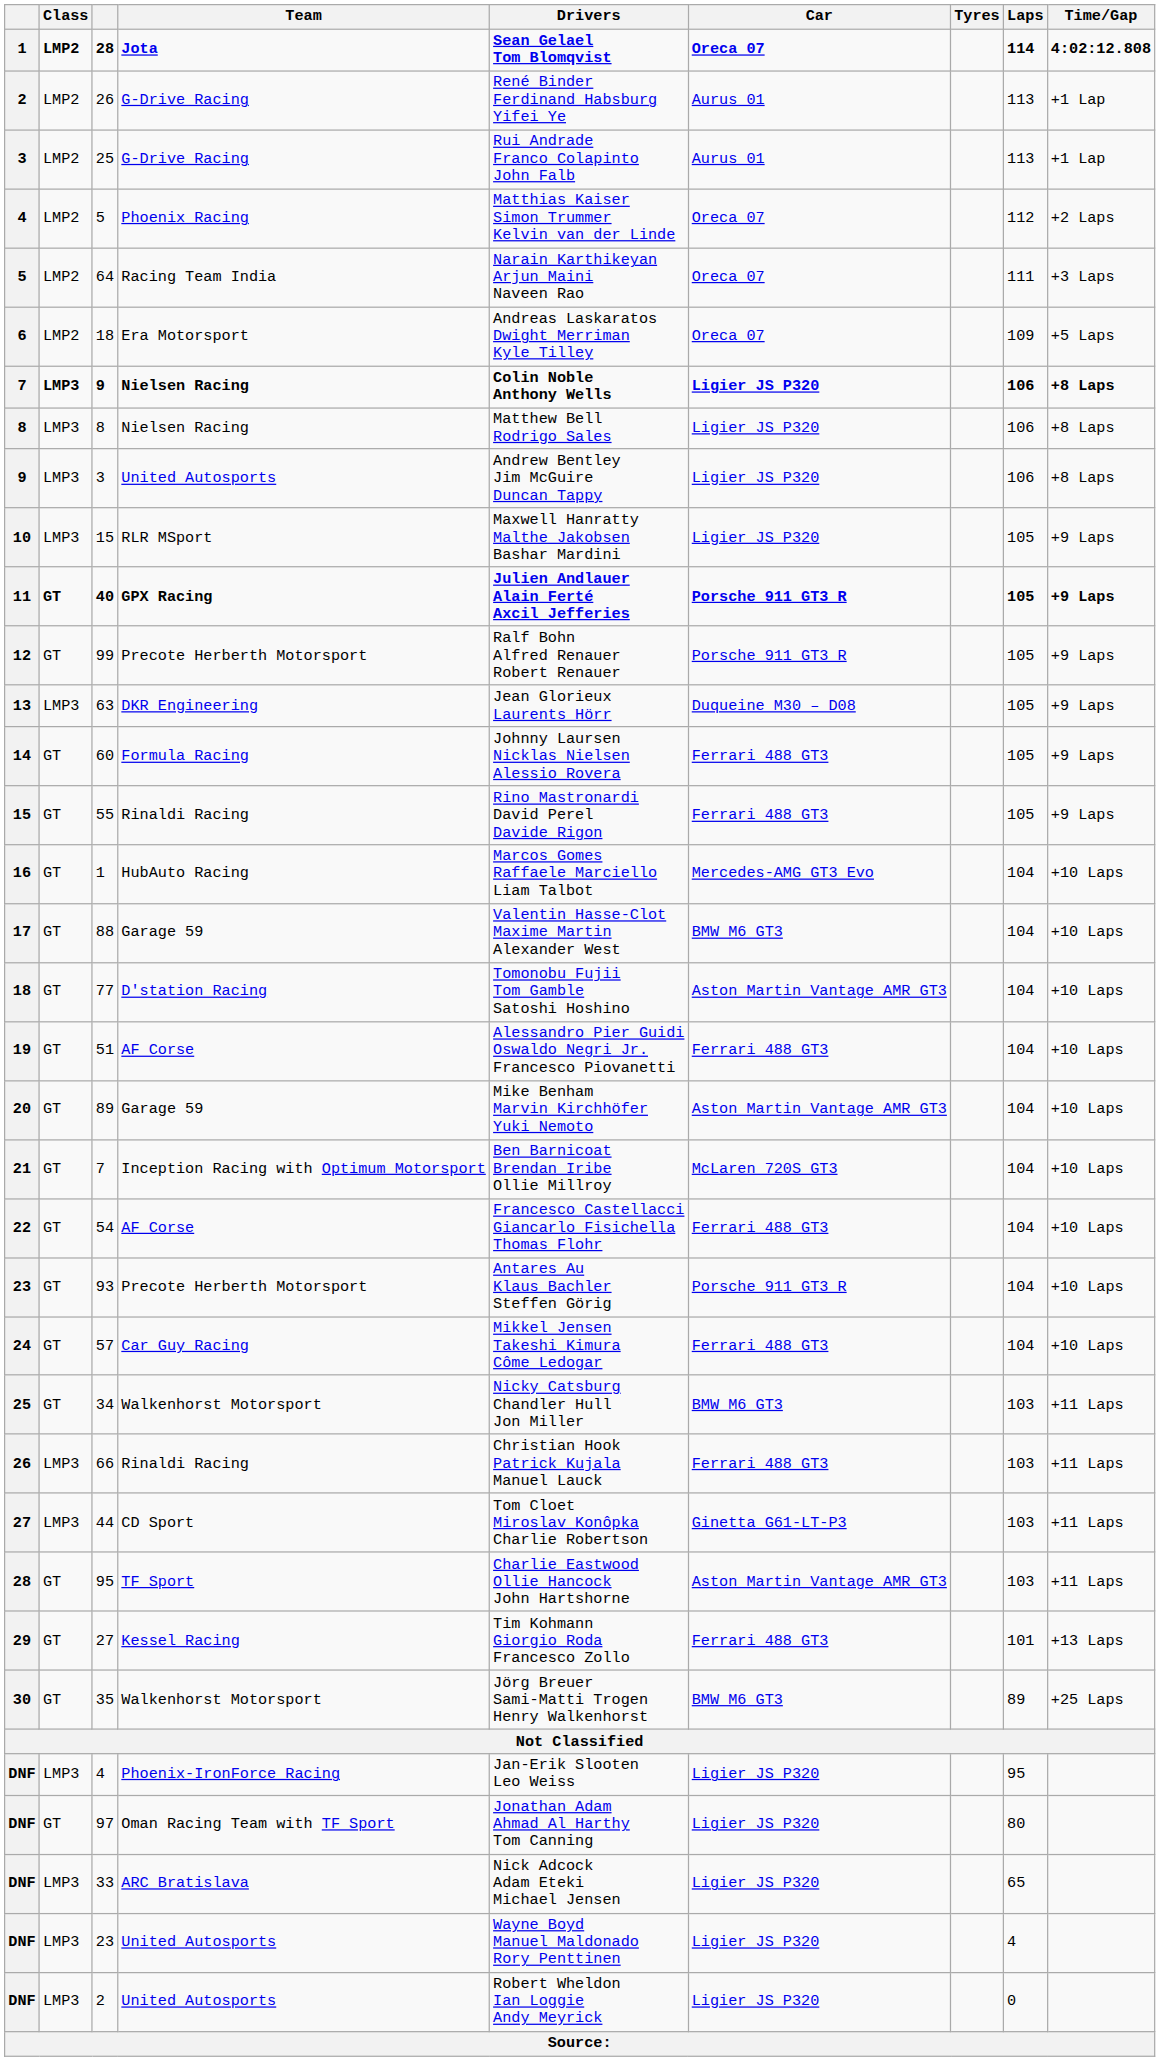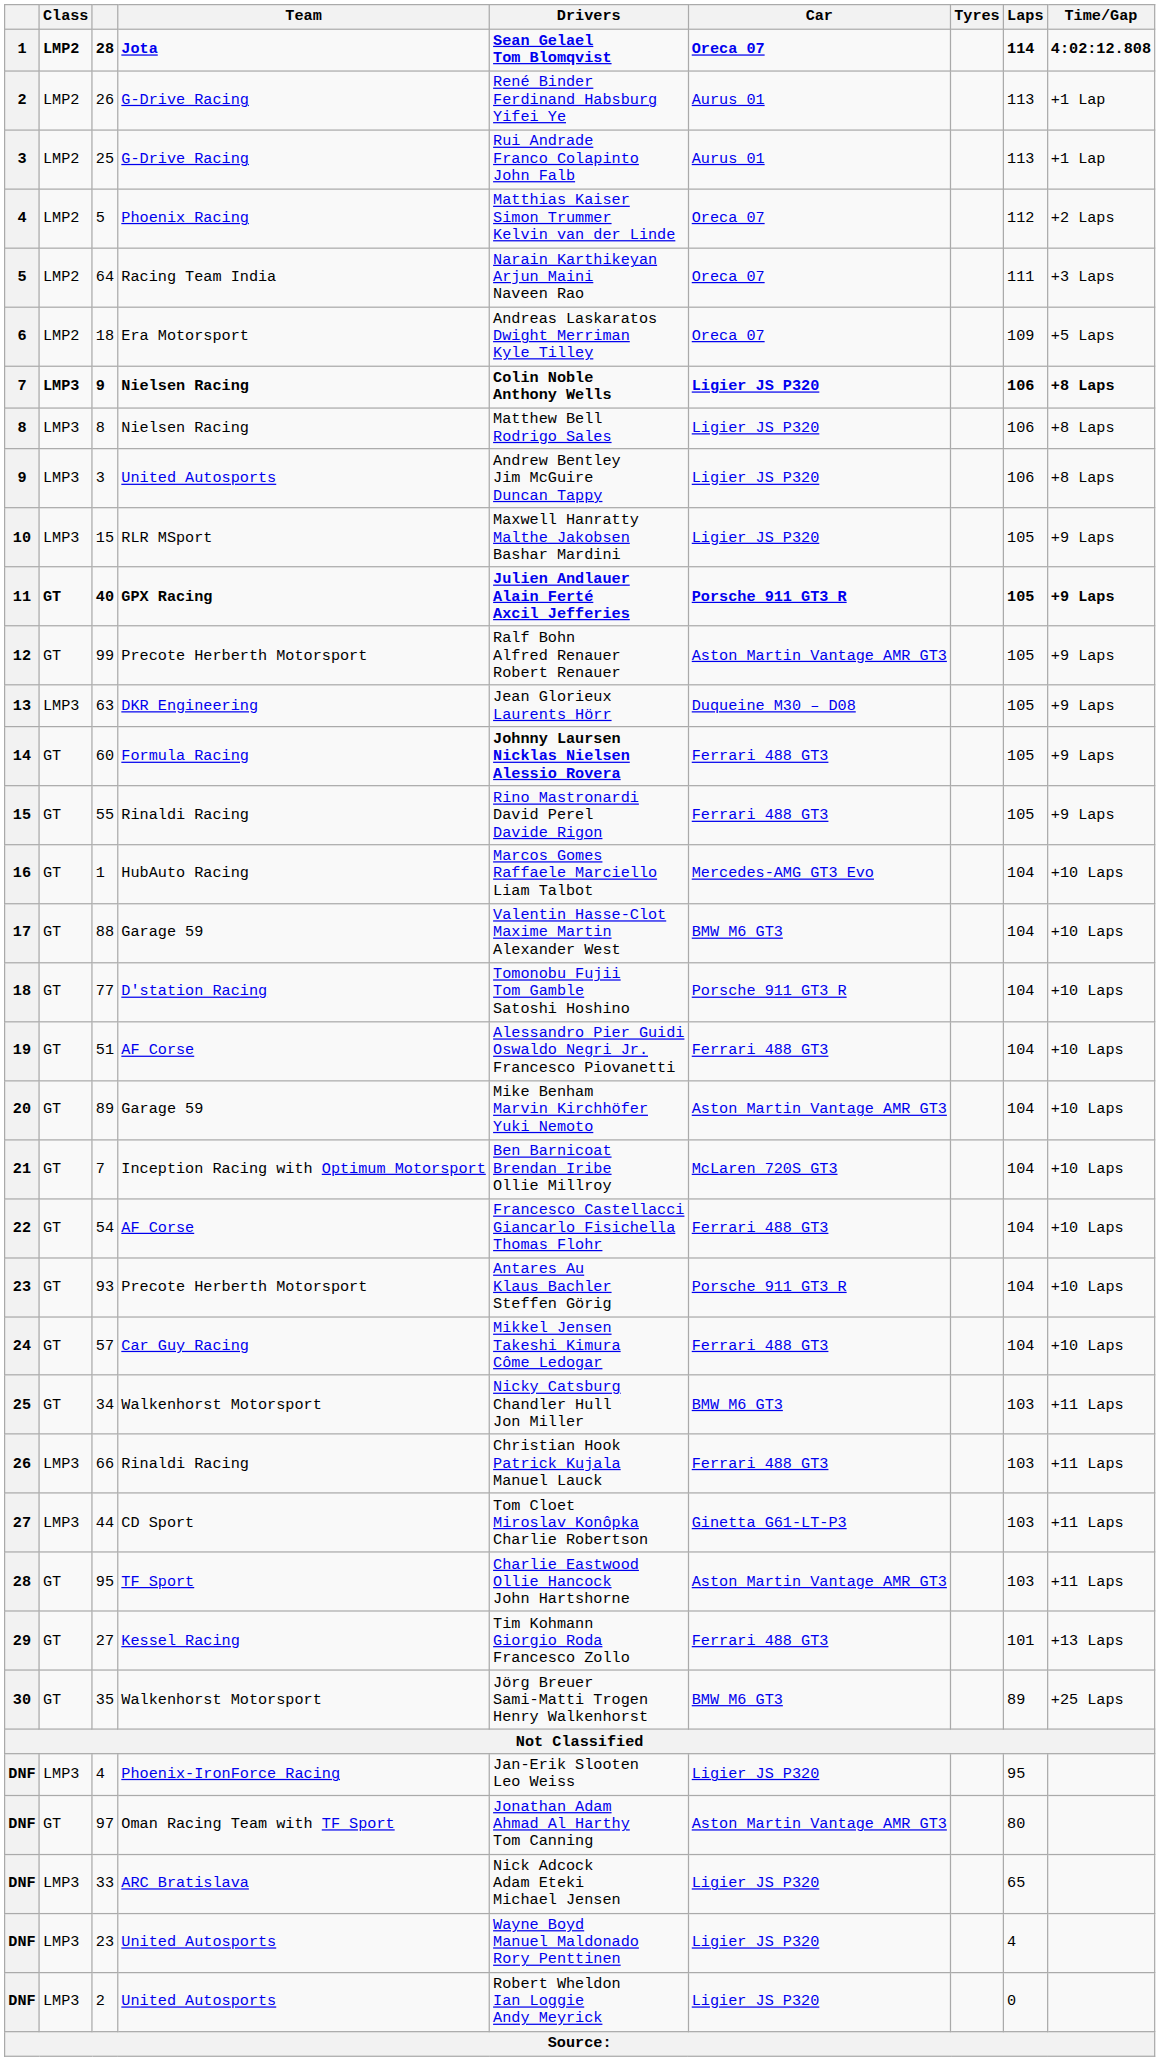(769, 656) Porsche 911 GT3 R -> (819, 656) Aston Martin Vantage AMR GT3
(561, 757) normal -> (561, 757) bold
(819, 992) Aston Martin Vantage AMR GT3 -> (769, 992) Porsche 911 GT3 R
(756, 1825) Ligier JS P320 -> (819, 1825) Aston Martin Vantage AMR GT3
